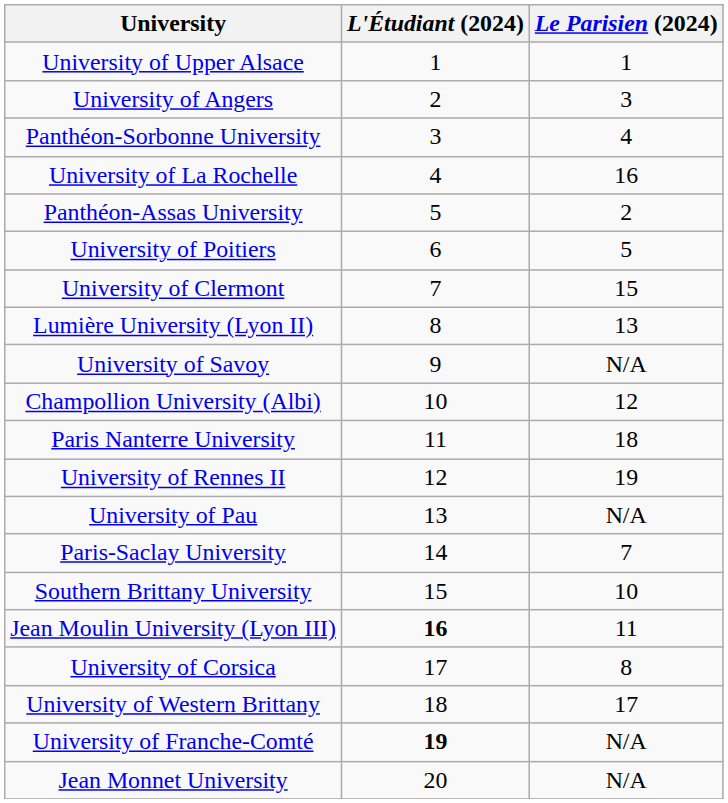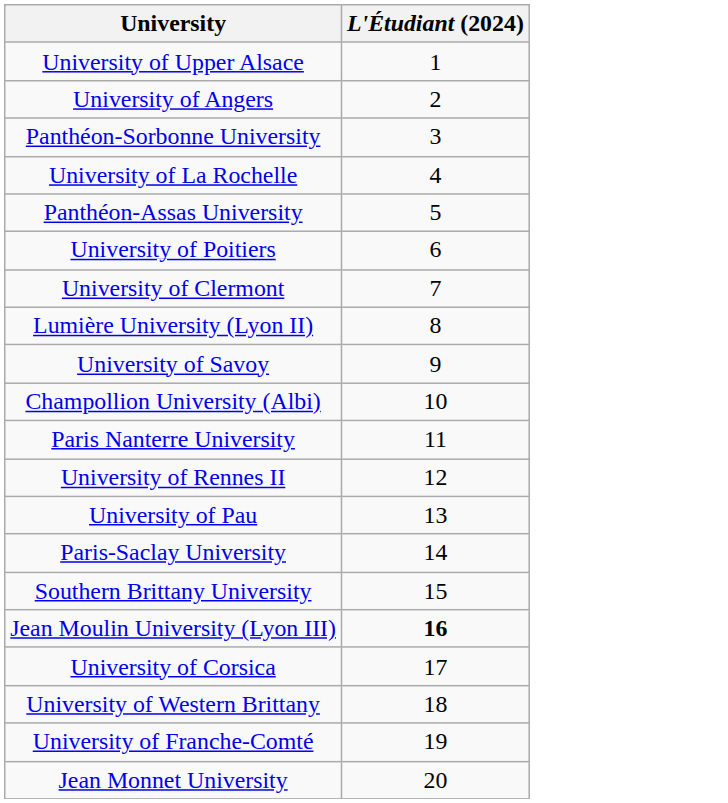- column: (626, 23)
(435, 741) bold -> (435, 741) normal
